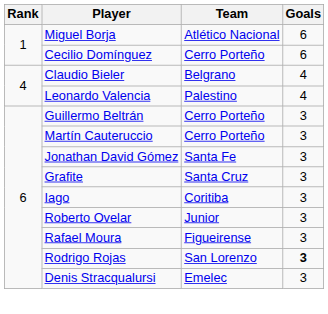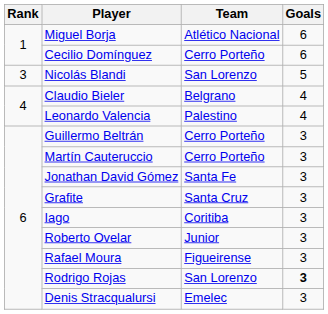+ row: (85, 75)
